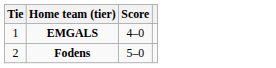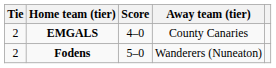+ column: (209, 13)
(15, 33) 1 -> (15, 33) 2
